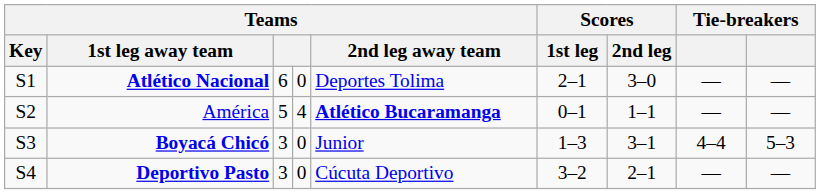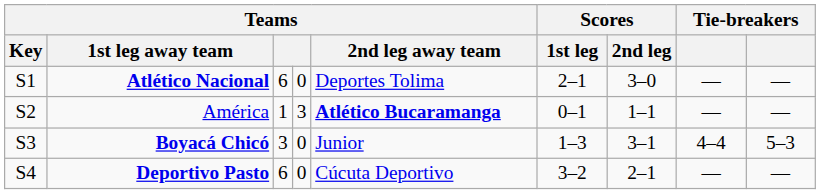(283, 111) 5 -> (283, 111) 1
(301, 111) 4 -> (301, 111) 3
(283, 173) 3 -> (283, 173) 6
